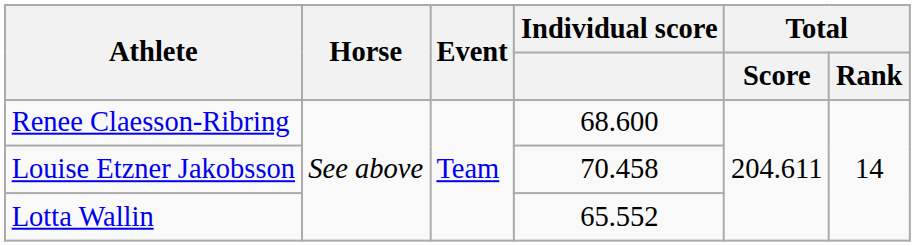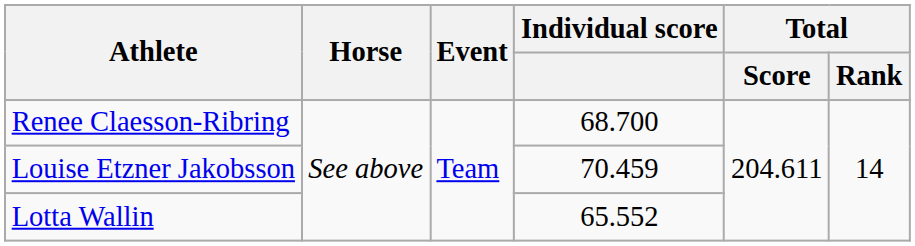(619, 122) 68.600 -> (619, 122) 68.700
(619, 169) 70.458 -> (619, 169) 70.459
